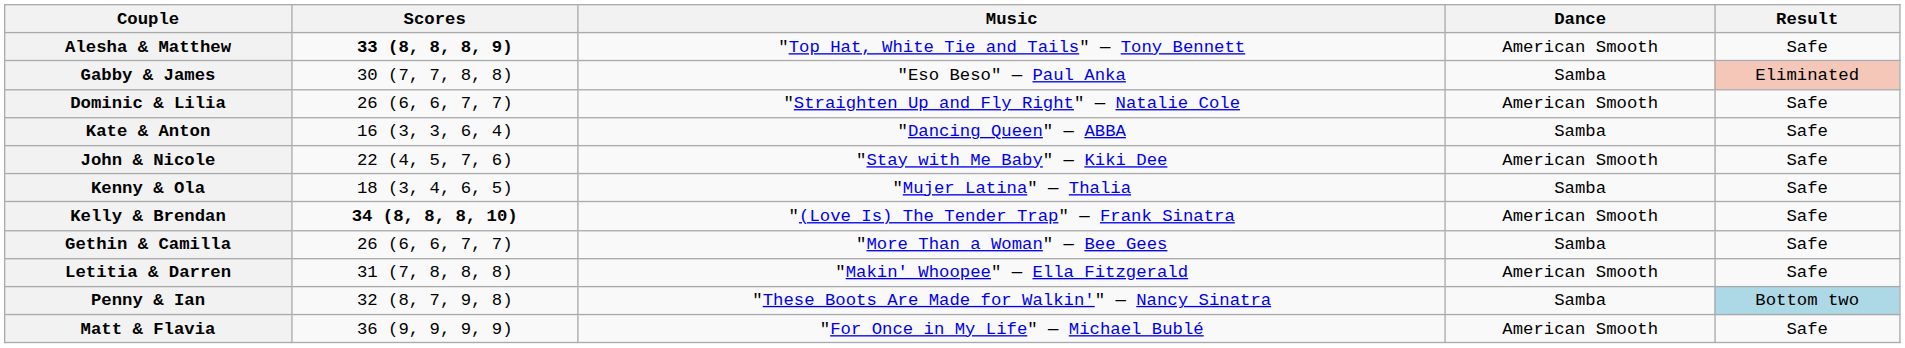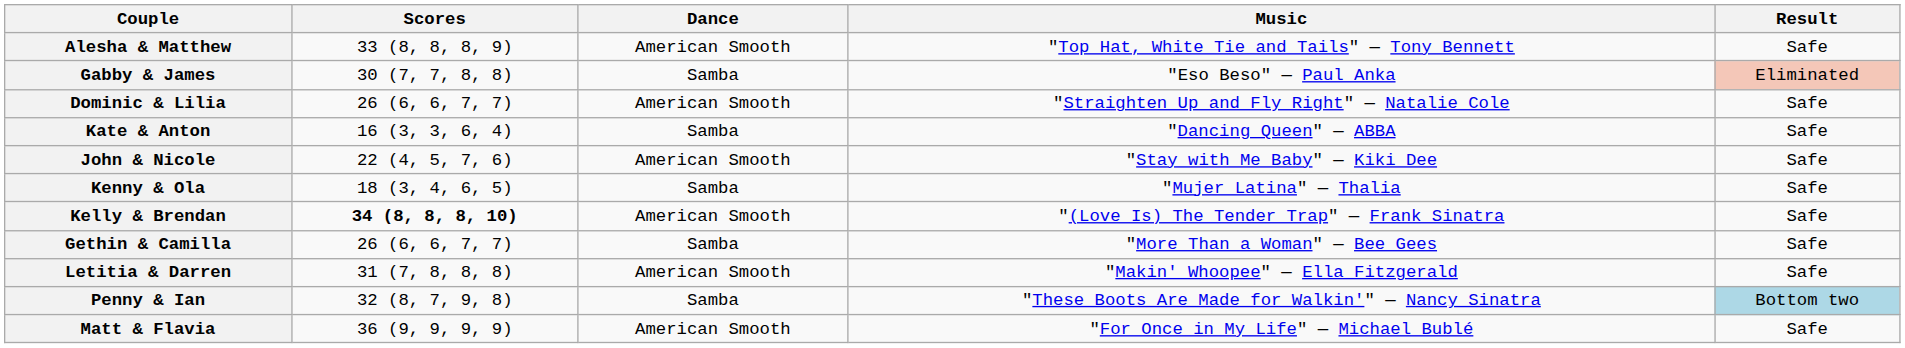columns swapped: (1580, 19) <-> (1012, 19)
(435, 47) bold -> (435, 47) normal
